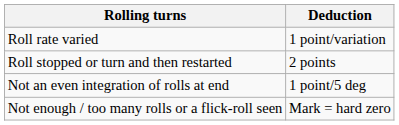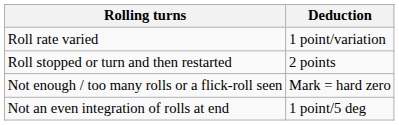rows swapped: (118, 85) <-> (145, 108)
